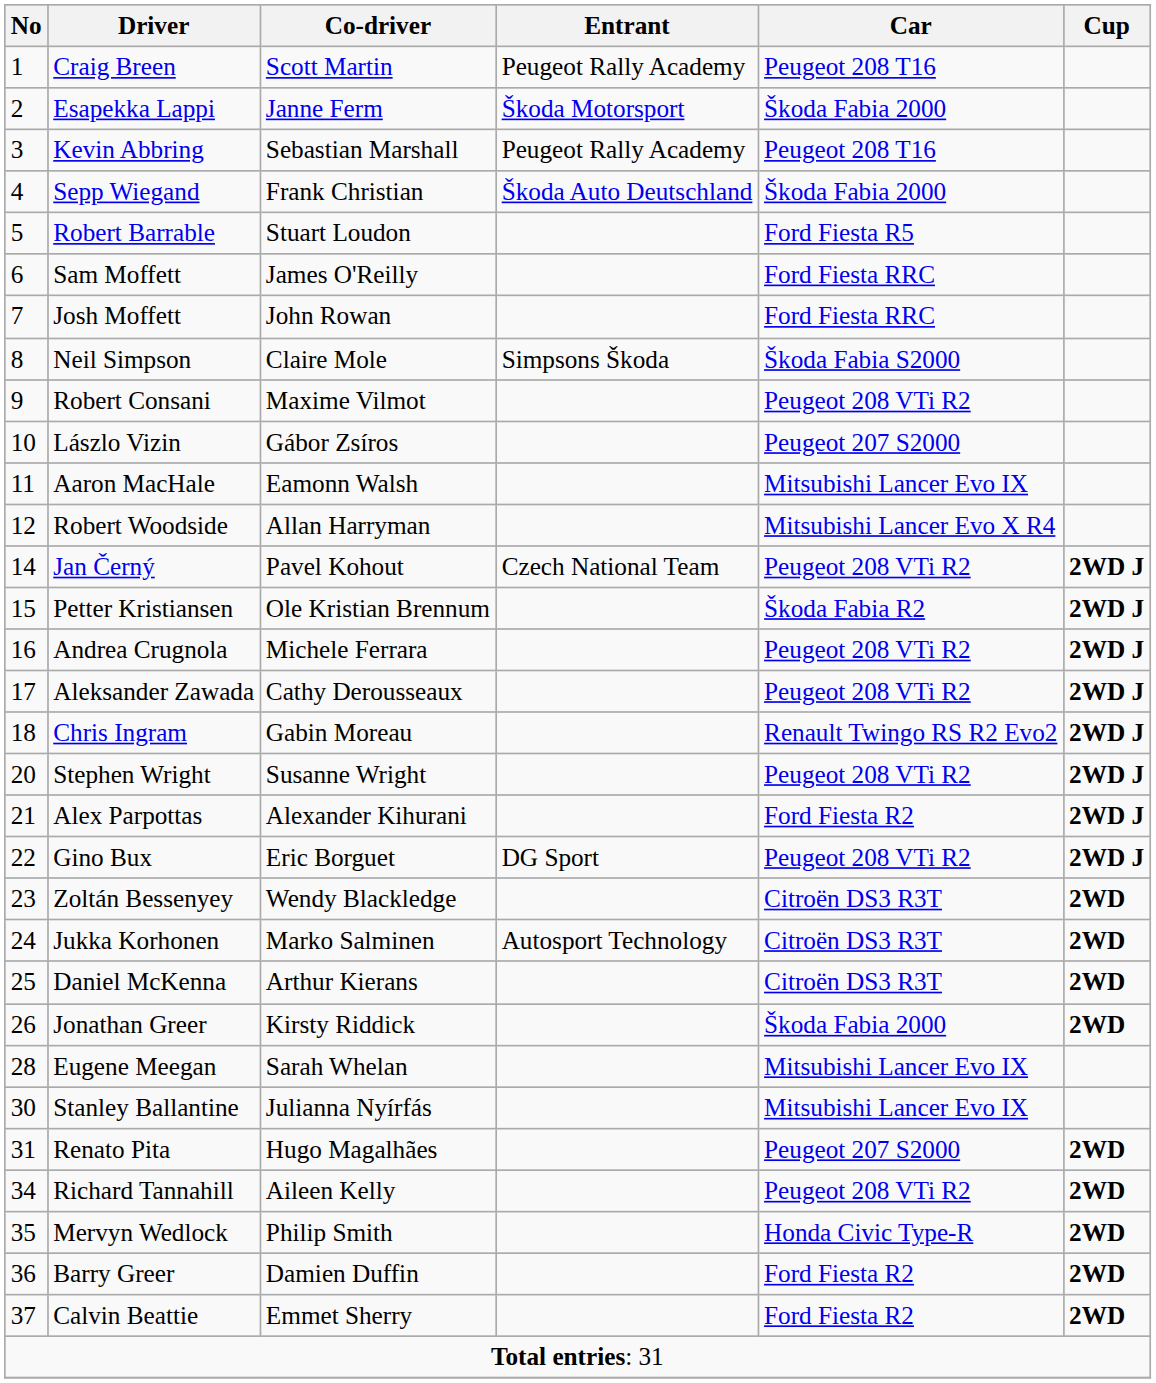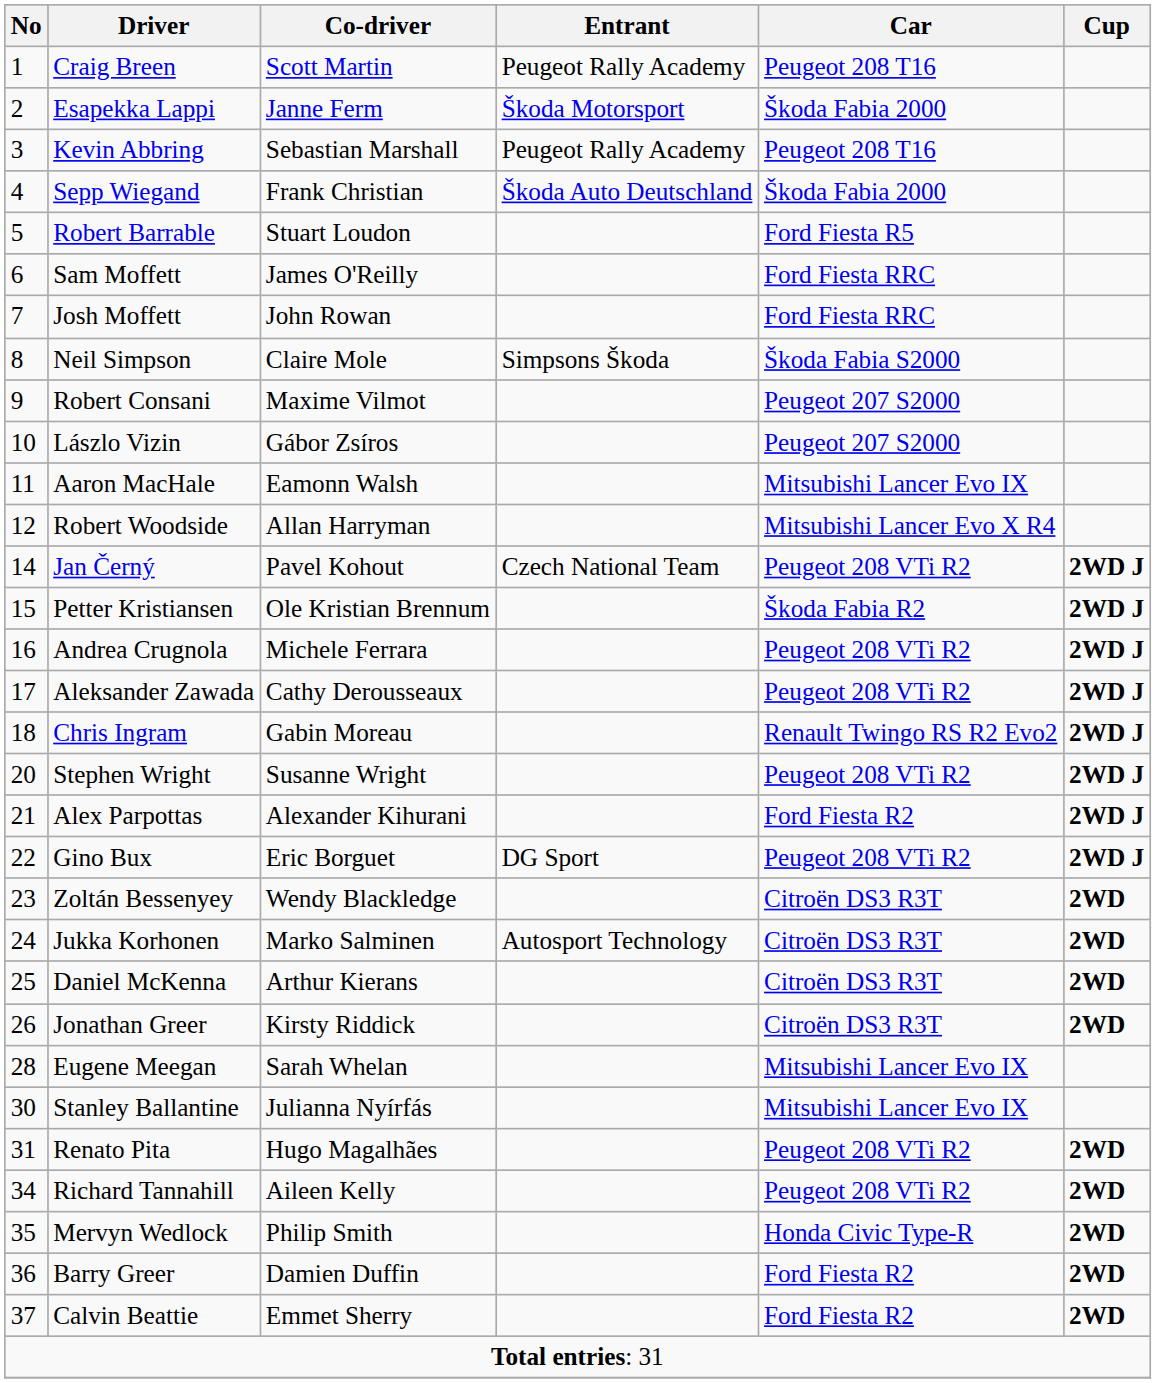(867, 399) Peugeot 208 VTi R2 -> (862, 399) Peugeot 207 S2000
(855, 1023) Škoda Fabia 2000 -> (853, 1023) Citroën DS3 R3T
(862, 1148) Peugeot 207 S2000 -> (867, 1148) Peugeot 208 VTi R2
